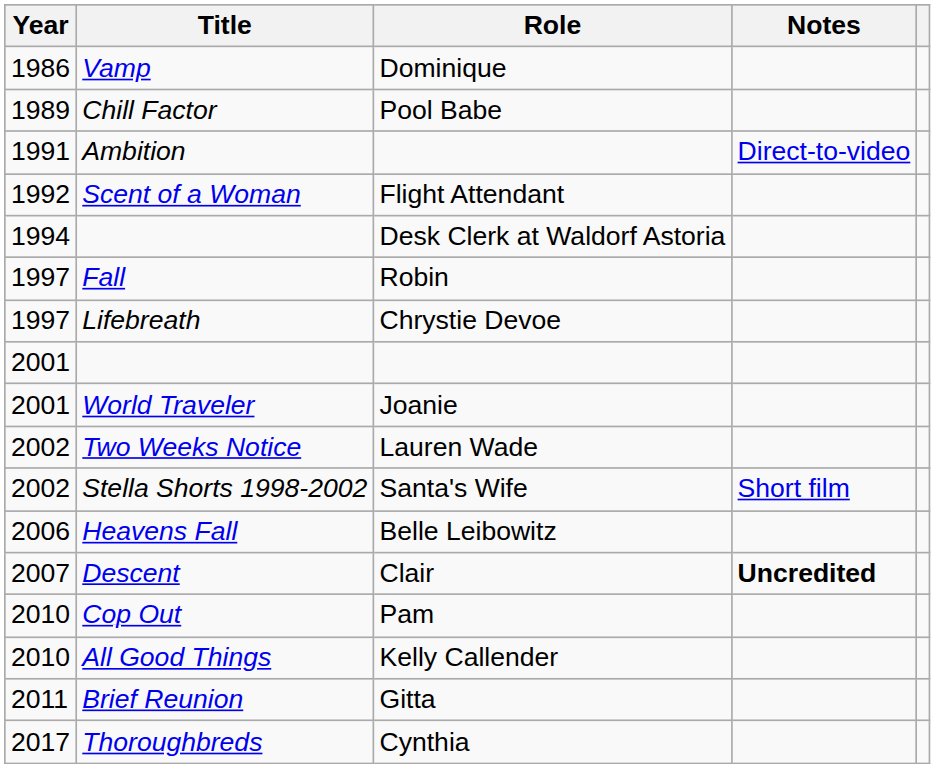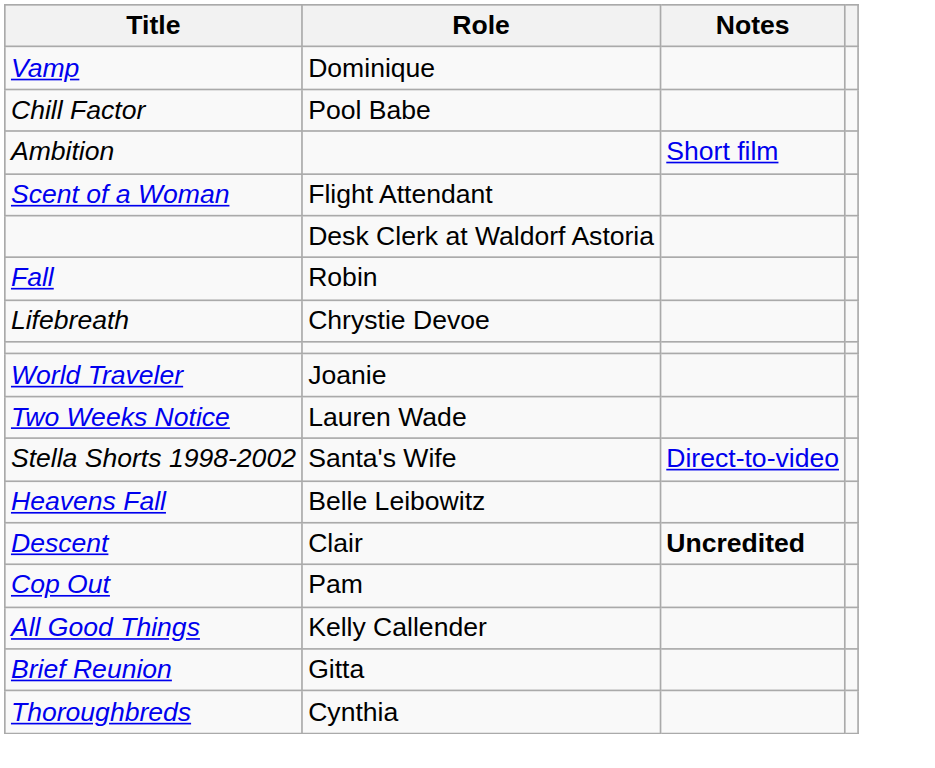- column: (40, 25)
(824, 151) Direct-to-video -> (722, 151) Short film
(794, 488) Short film -> (753, 459) Direct-to-video
